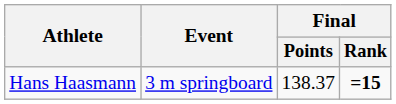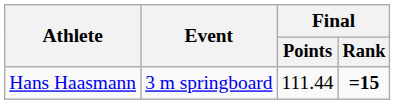(308, 83) 138.37 -> (308, 83) 111.44
